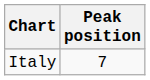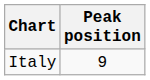(102, 62) 7 -> (102, 62) 9
